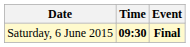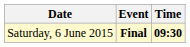columns swapped: (133, 14) <-> (167, 14)
